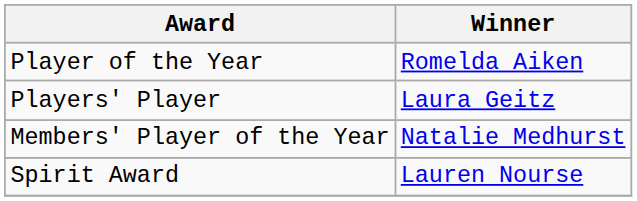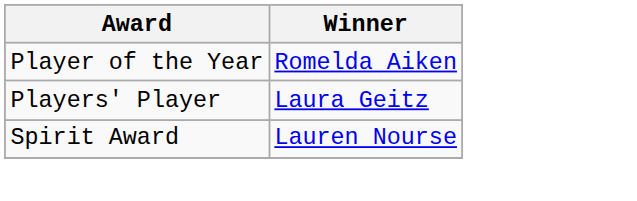- row: (200, 138)
